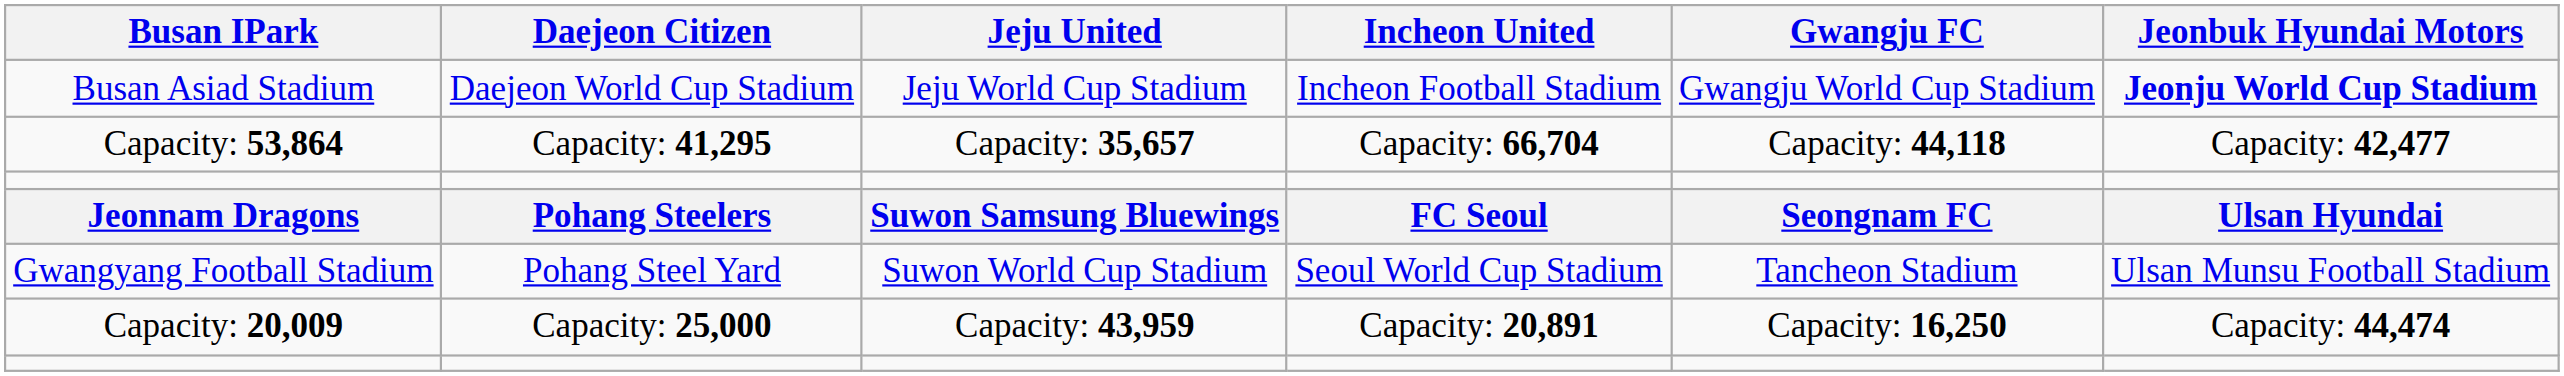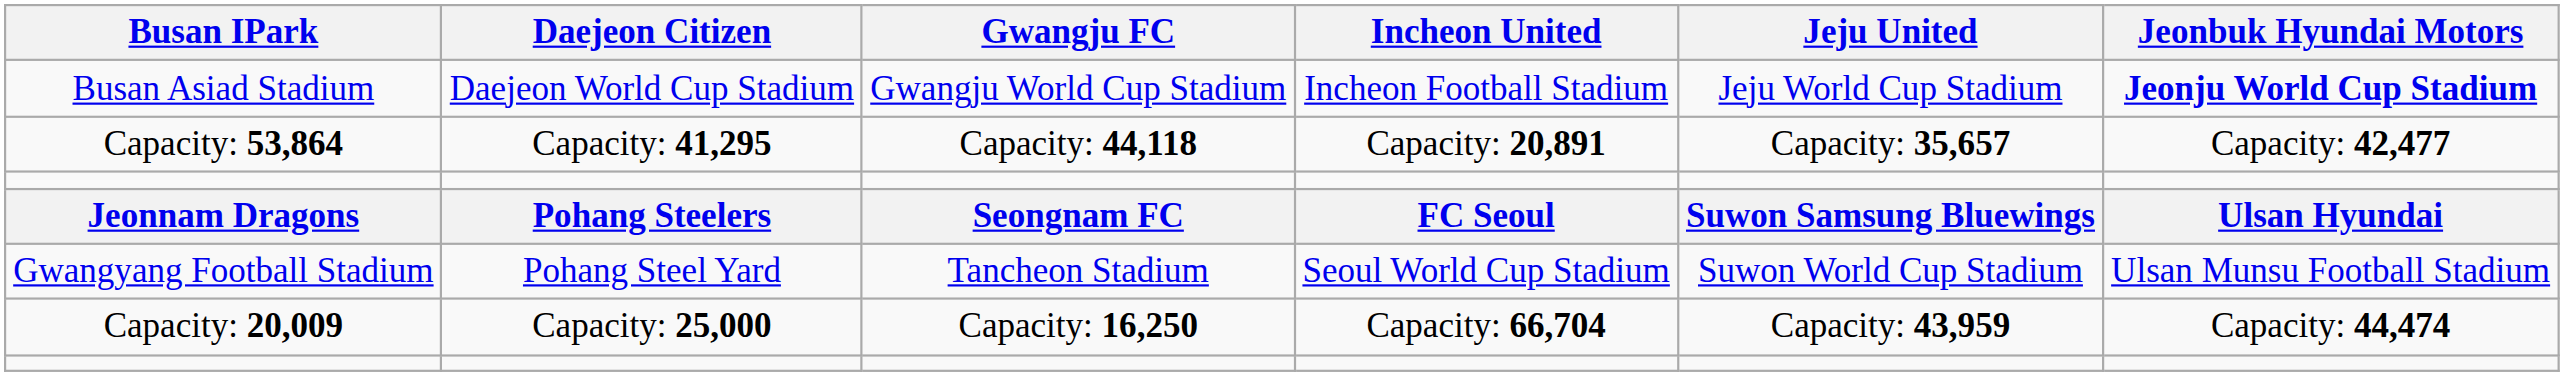columns swapped: (1887, 32) <-> (1075, 32)
(1479, 143) Capacity: 66,704 -> (1486, 143) Capacity: 20,891
(1479, 326) Capacity: 20,891 -> (1486, 326) Capacity: 66,704
